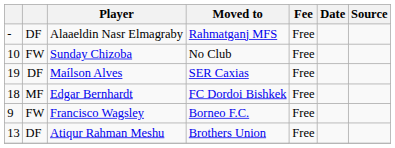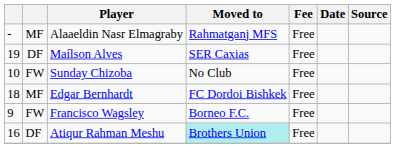(33, 34) DF -> (35, 34) MF
rows swapped: (86, 73) <-> (91, 53)
(14, 133) 13 -> (14, 133) 16
(227, 133) no background -> (227, 133) paleturquoise background
